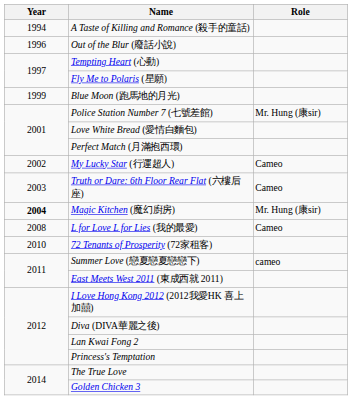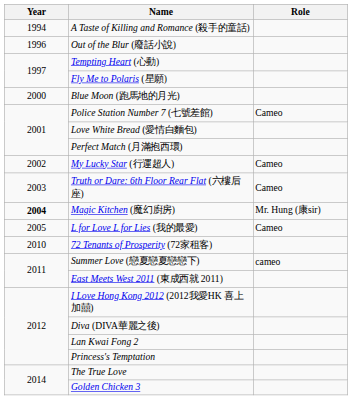(37, 96) 1999 -> (37, 96) 2000
(288, 113) Mr. Hung (康sir) -> (269, 113) Cameo
(37, 228) 2008 -> (37, 228) 2005
